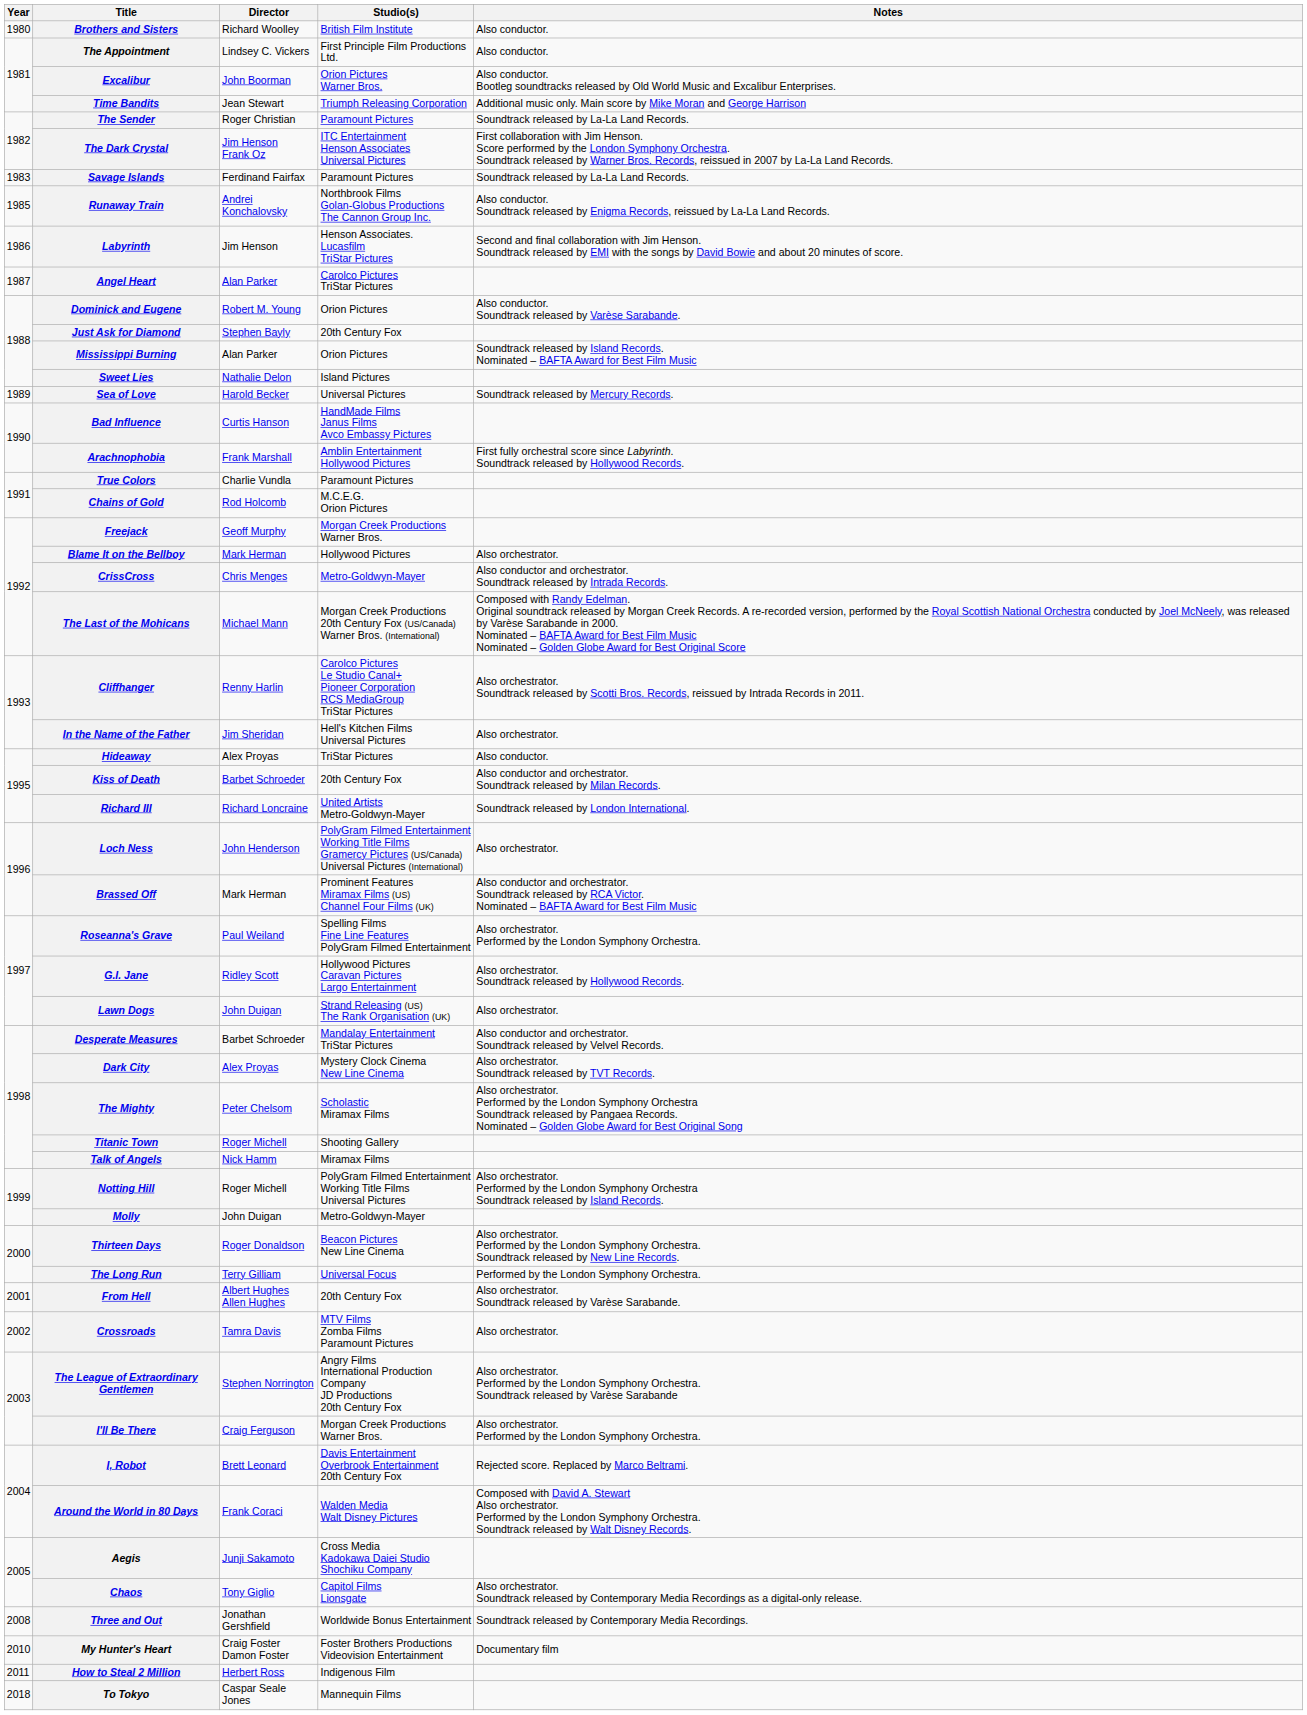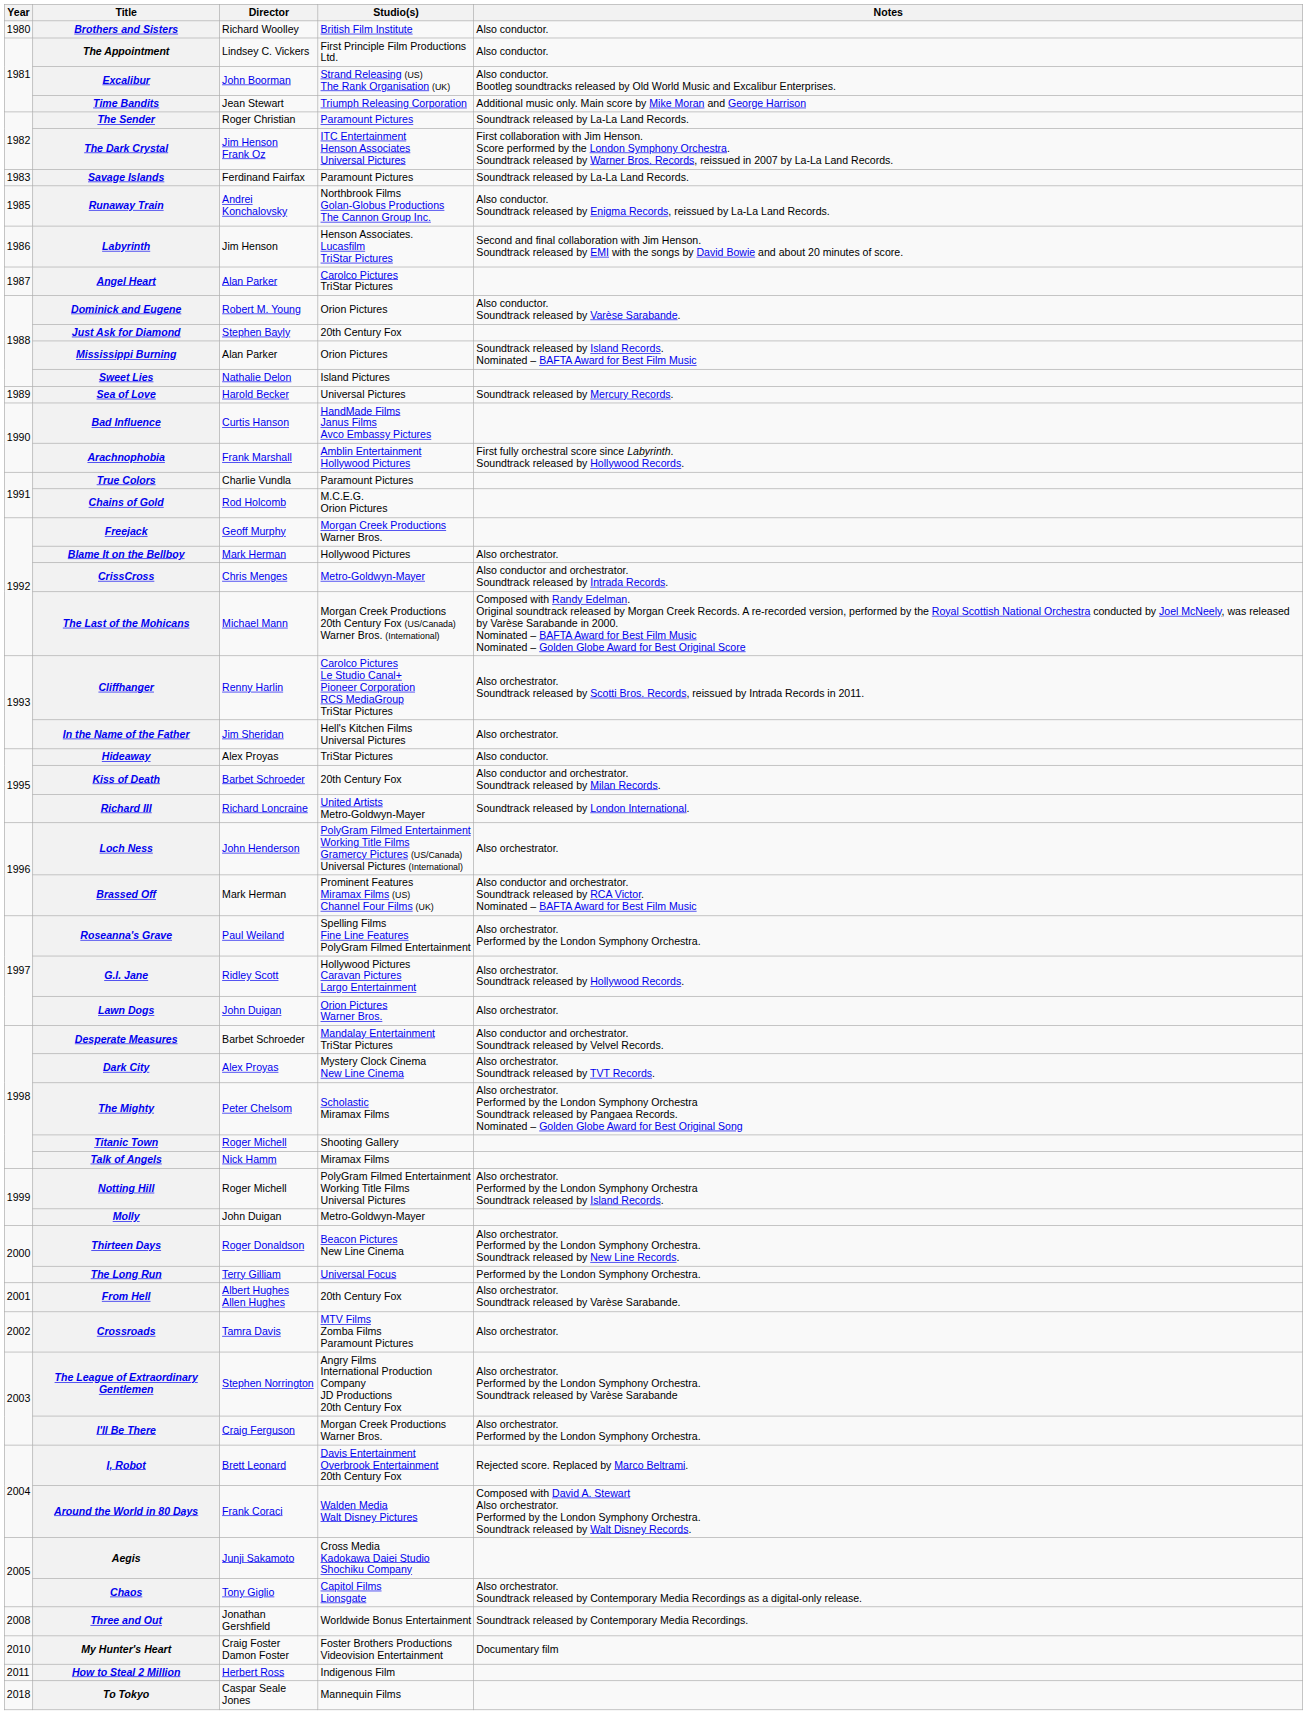(354, 80) Orion Pictures Warner Bros. -> (385, 80) Strand Releasing (US) The Rank Organisation (UK)
(385, 1011) Strand Releasing (US) The Rank Organisation (UK) -> (354, 1011) Orion Pictures Warner Bros.
